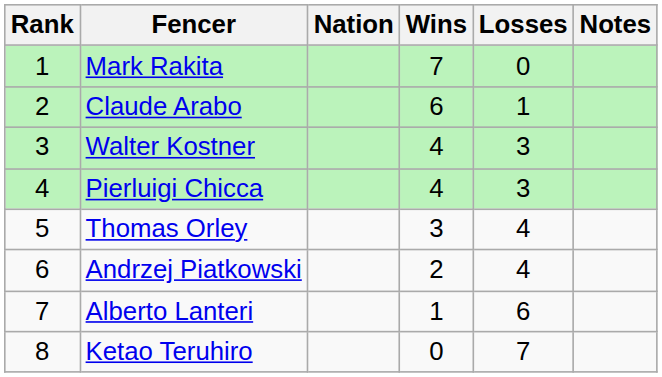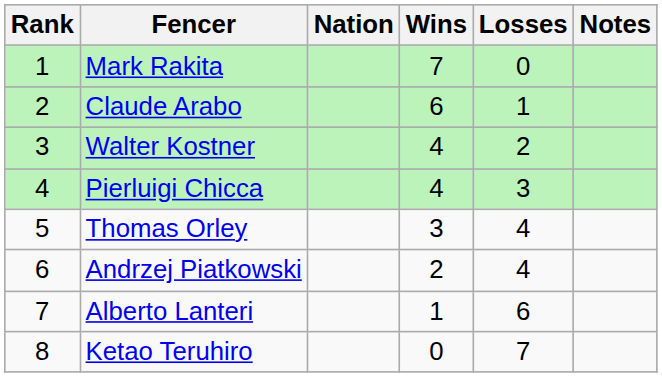(523, 147) 3 -> (523, 147) 2
